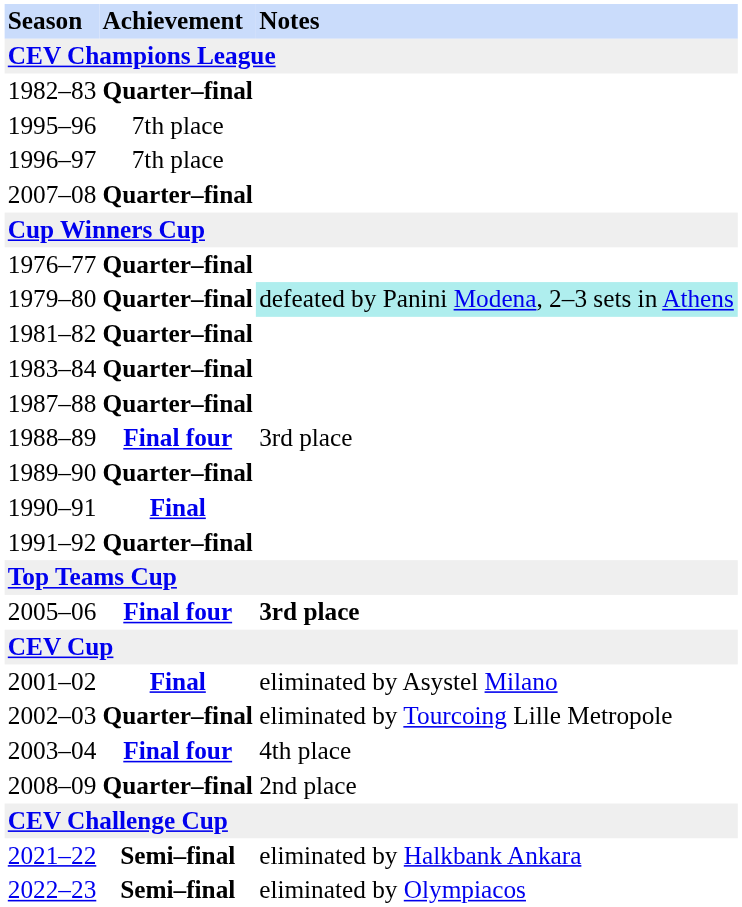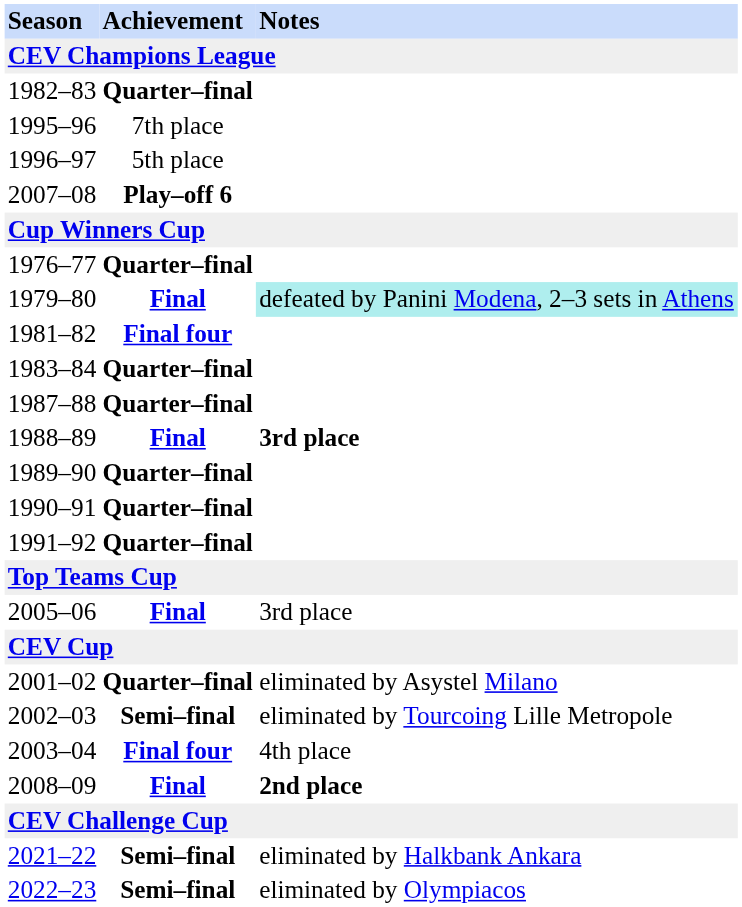(178, 160) 7th place -> (178, 160) 5th place
(178, 194) Quarter–final -> (178, 194) Play–off 6
(178, 299) Quarter–final -> (178, 299) Final
(178, 333) Quarter–final -> (178, 333) Final four
(178, 438) Final four -> (178, 438) Final
(306, 438) normal -> (309, 438) bold
(178, 507) Final -> (178, 507) Quarter–final
(178, 612) Final four -> (178, 612) Final
(309, 612) bold -> (306, 612) normal
(178, 681) Final -> (178, 681) Quarter–final
(178, 716) Quarter–final -> (178, 716) Semi–final
(178, 785) Quarter–final -> (178, 785) Final
(308, 785) normal -> (311, 785) bold
